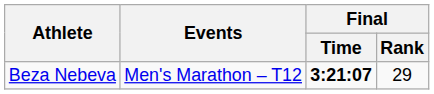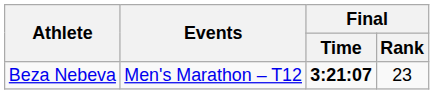(402, 76) 29 -> (402, 76) 23
